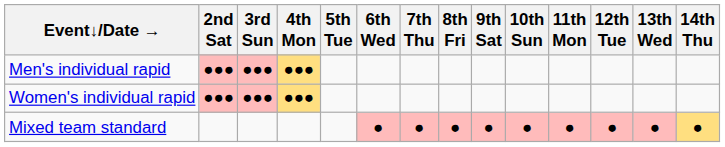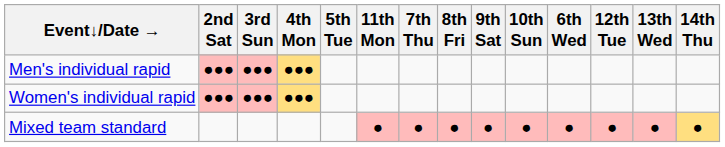columns swapped: (378, 30) <-> (570, 30)
